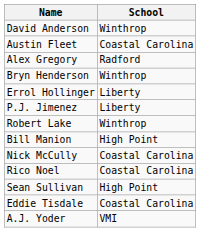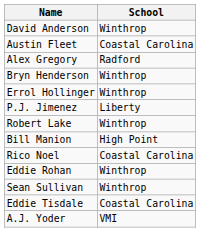(120, 92) Liberty -> (123, 92) Winthrop
- row: (42, 155)
+ row: (39, 171)
(129, 187) High Point -> (123, 187) Winthrop
